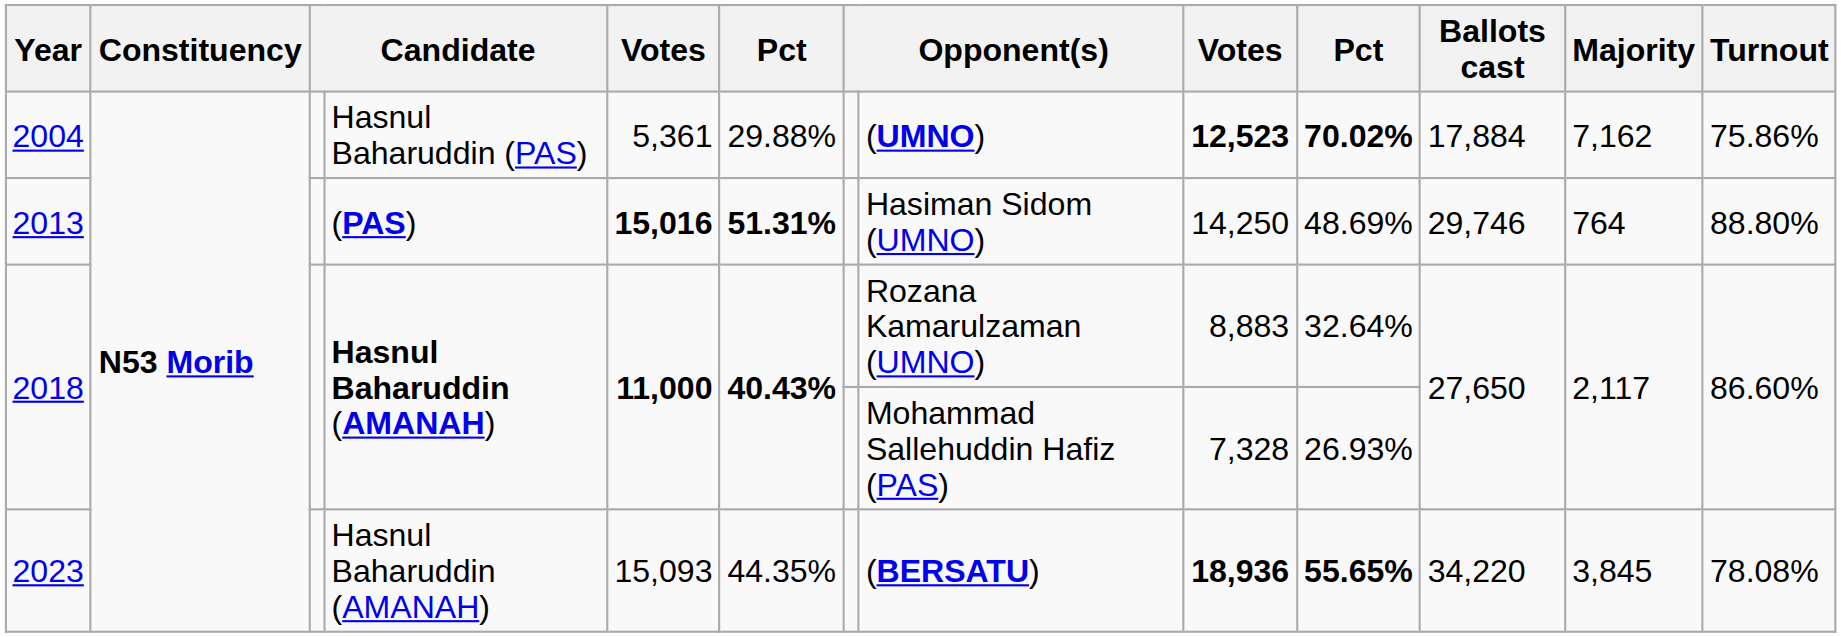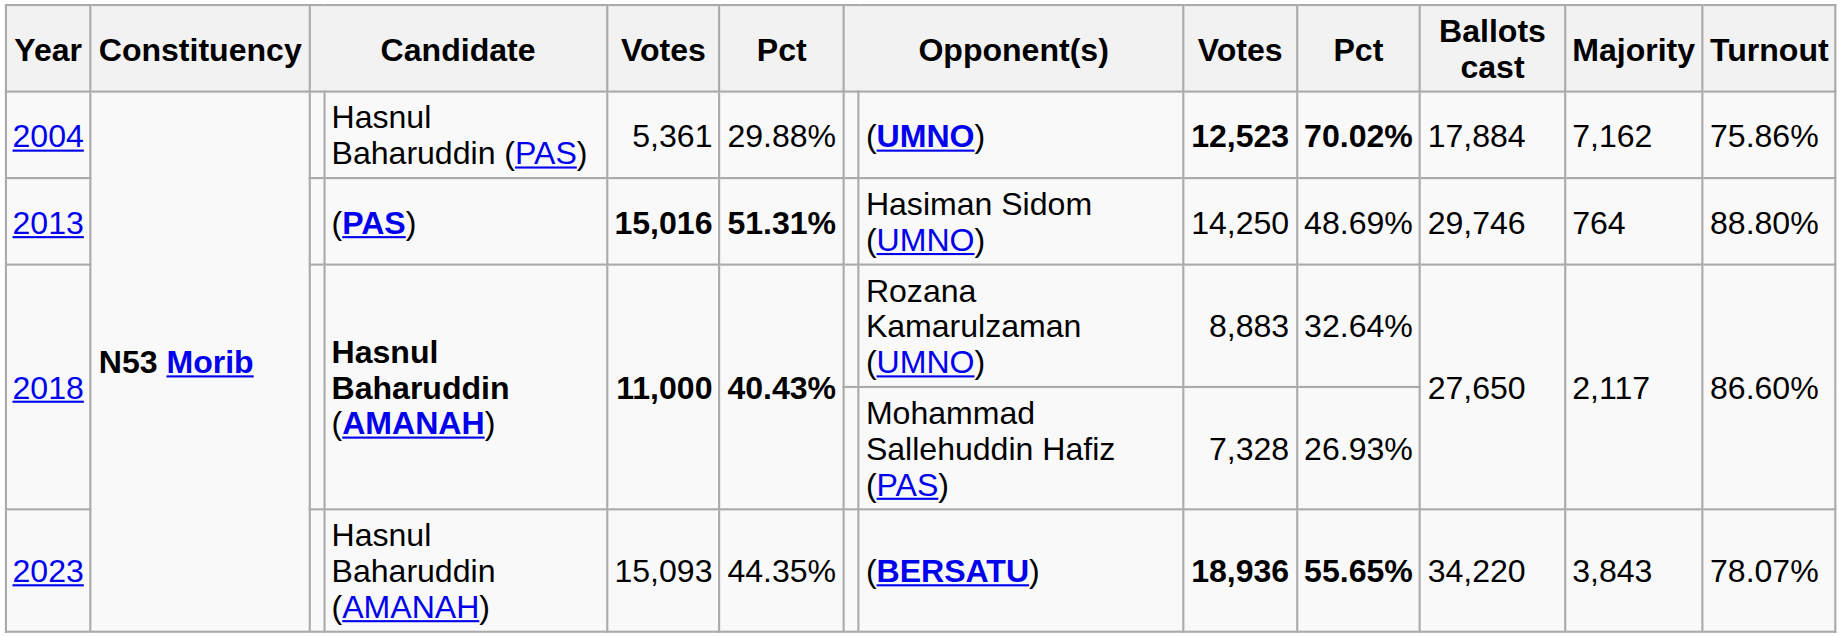(1612, 571) 3,845 -> (1612, 571) 3,843
(1764, 571) 78.08% -> (1764, 571) 78.07%
